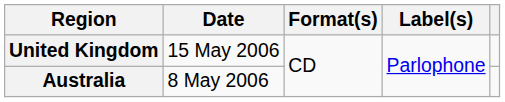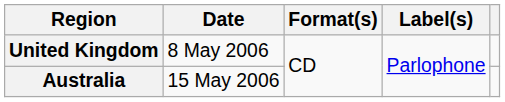(223, 50) 15 May 2006 -> (218, 50) 8 May 2006
(218, 81) 8 May 2006 -> (223, 81) 15 May 2006
